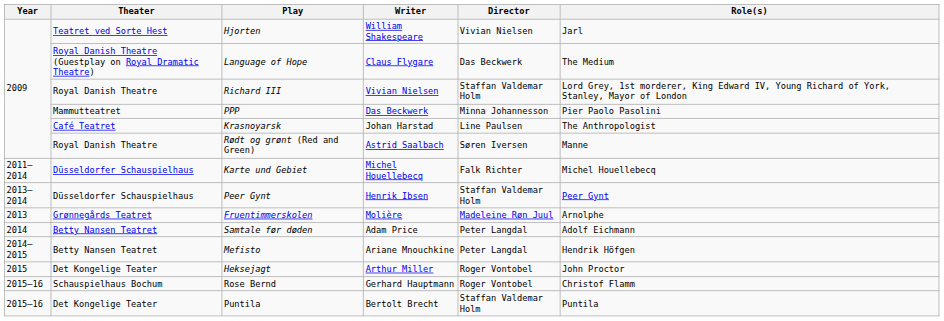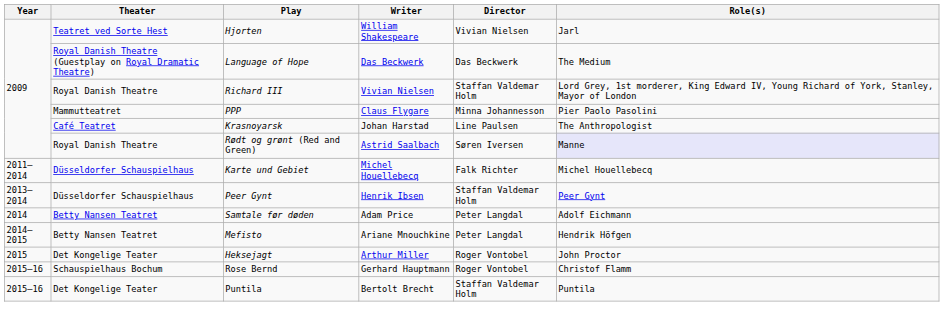(399, 61) Claus Flygare -> (392, 61) Das Beckwerk
(397, 111) Das Beckwerk -> (395, 111) Claus Flygare
(575, 145) no background -> (571, 145) lavender background
- row: (268, 215)
